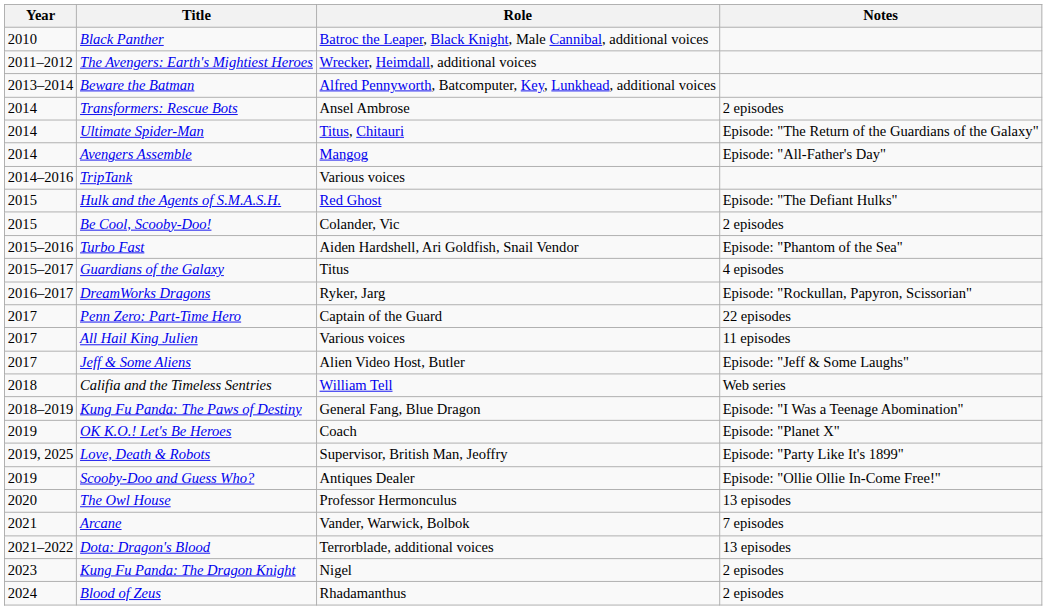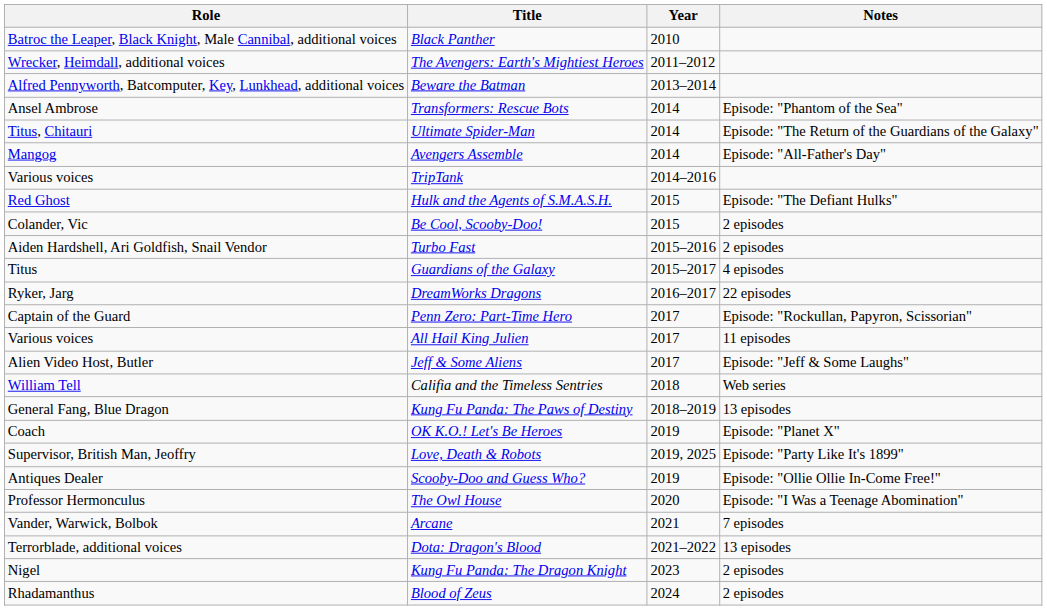columns swapped: (41, 16) <-> (518, 16)
(753, 108) 2 episodes -> (813, 108) Episode: "Phantom of the Sea"
(813, 246) Episode: "Phantom of the Sea" -> (753, 246) 2 episodes
(847, 293) Episode: "Rockullan, Papyron, Scissorian" -> (757, 293) 22 episodes
(757, 316) 22 episodes -> (847, 316) Episode: "Rockullan, Papyron, Scissorian"
(843, 408) Episode: "I Was a Teenage Abomination" -> (757, 408) 13 episodes
(757, 500) 13 episodes -> (843, 500) Episode: "I Was a Teenage Abomination"
